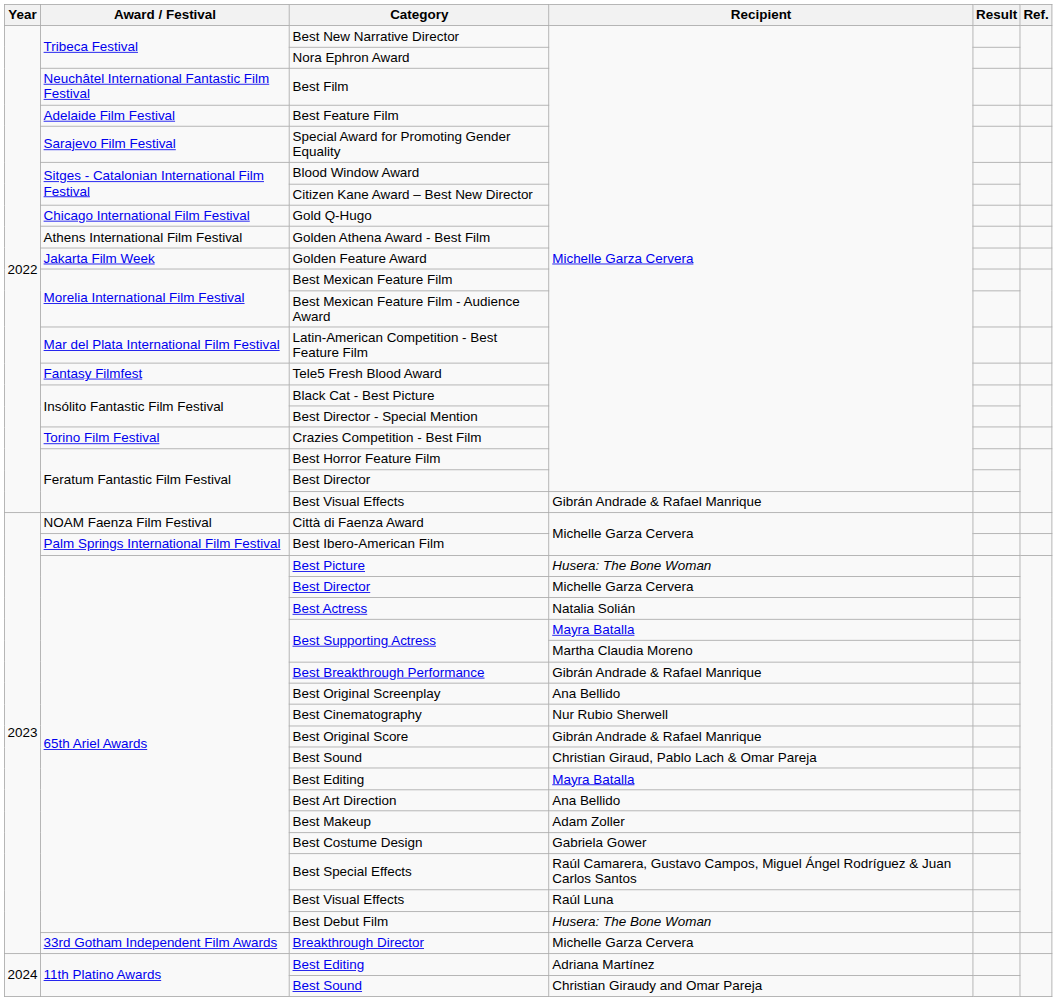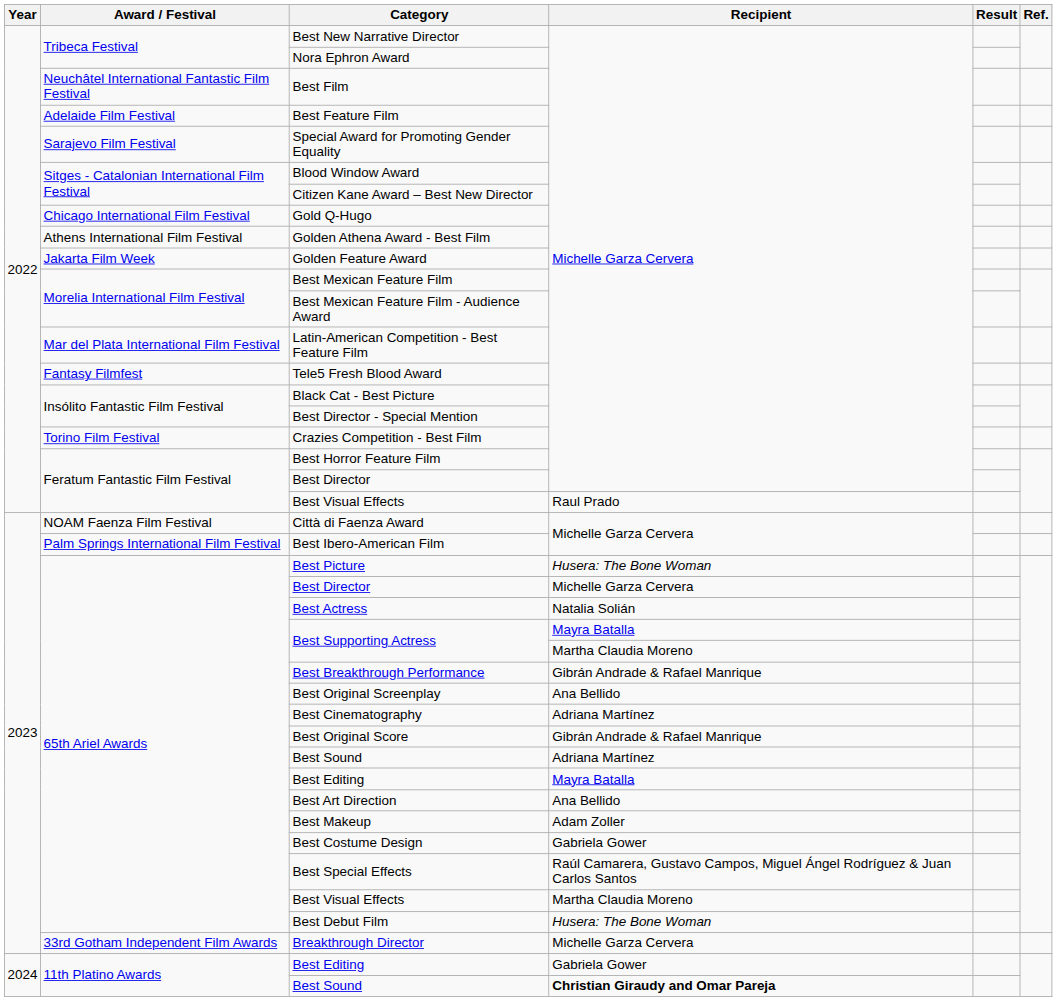(657, 501) Gibrán Andrade & Rafael Manrique -> (586, 501) Raul Prado
(610, 715) Nur Rubio Sherwell -> (603, 715) Adriana Martínez
(684, 757) Christian Giraud, Pablo Lach & Omar Pareja -> (603, 757) Adriana Martínez
(583, 900) Raúl Luna -> (622, 900) Martha Claudia Moreno
(603, 964) Adriana Martínez -> (599, 964) Gabriela Gower
(657, 985) normal -> (664, 985) bold
